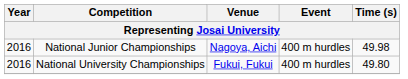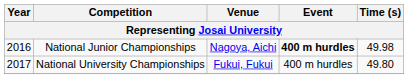(316, 47) normal -> (318, 47) bold
(19, 64) 2016 -> (19, 64) 2017
